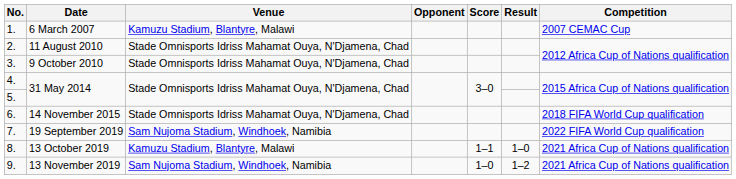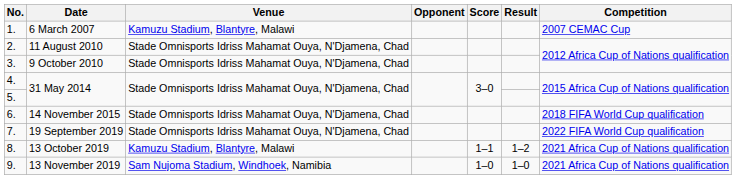(230, 132) Sam Nujoma Stadium, Windhoek, Namibia -> (269, 132) Stade Omnisports Idriss Mahamat Ouya, N'Djamena, Chad
(521, 149) 1–0 -> (521, 149) 1–2
(521, 166) 1–2 -> (521, 166) 1–0
